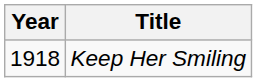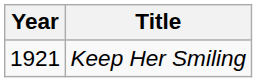(35, 58) 1918 -> (35, 58) 1921
